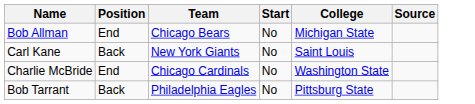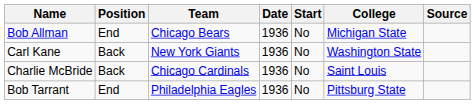+ column: (275, 14)
(324, 52) Saint Louis -> (374, 52) Washington State
(109, 71) End -> (111, 71) Back
(342, 71) Washington State -> (357, 71) Saint Louis
(111, 90) Back -> (109, 90) End
